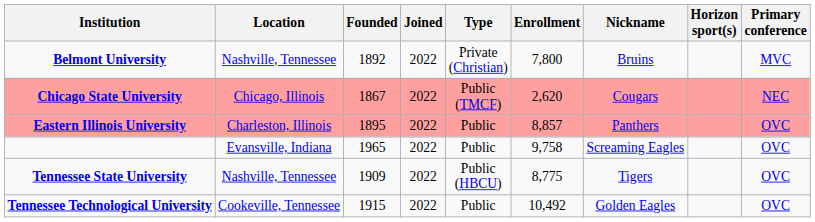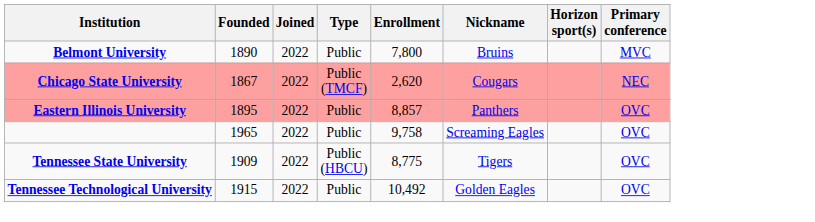- column: (279, 22)
(372, 59) 1892 -> (244, 52) 1890
(478, 59) Private (Christian) -> (344, 52) Public
